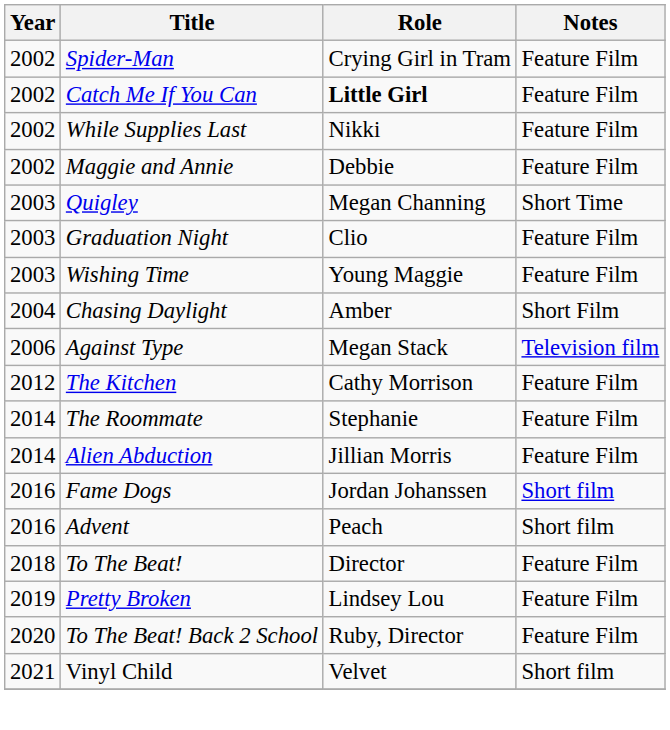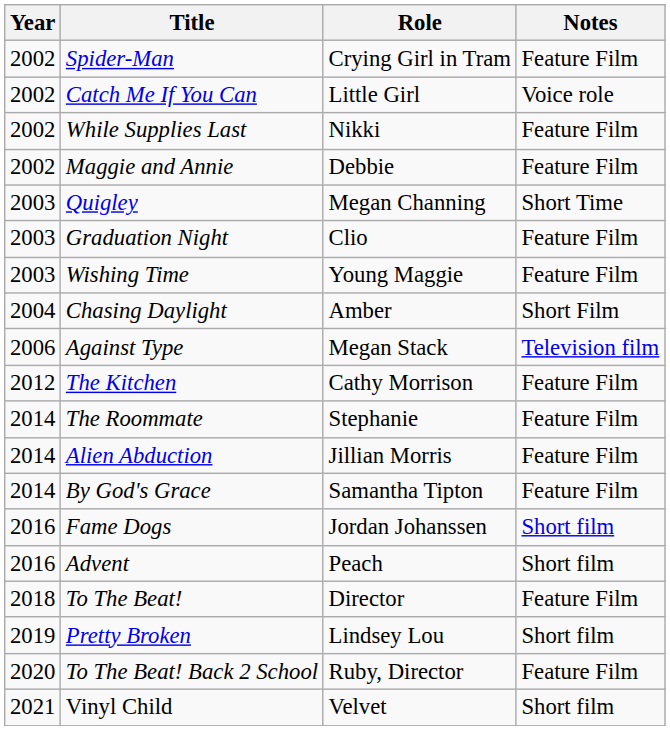(378, 94) bold -> (374, 94) normal
(580, 94) Feature Film -> (568, 94) Voice role
+ row: (138, 490)
(580, 599) Feature Film -> (568, 635) Short film
